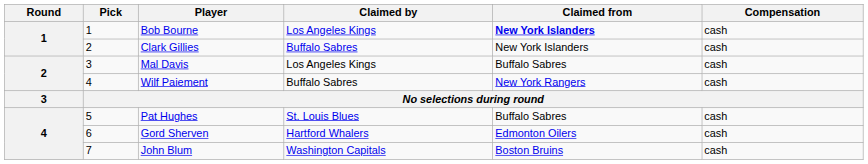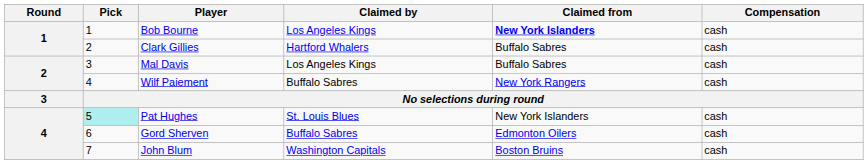(322, 47) Buffalo Sabres -> (327, 47) Hartford Whalers
(542, 47) New York Islanders -> (531, 47) Buffalo Sabres
(89, 116) no background -> (89, 116) paleturquoise background
(531, 116) Buffalo Sabres -> (542, 116) New York Islanders
(327, 133) Hartford Whalers -> (322, 133) Buffalo Sabres
